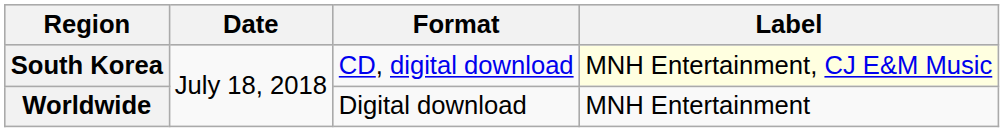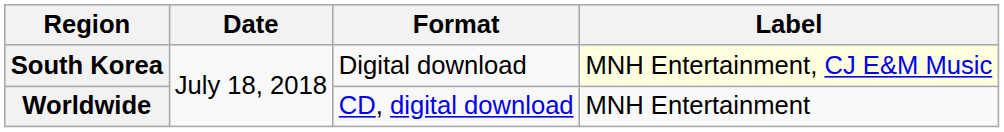(456, 65) CD, digital download -> (433, 65) Digital download
(433, 106) Digital download -> (456, 106) CD, digital download
